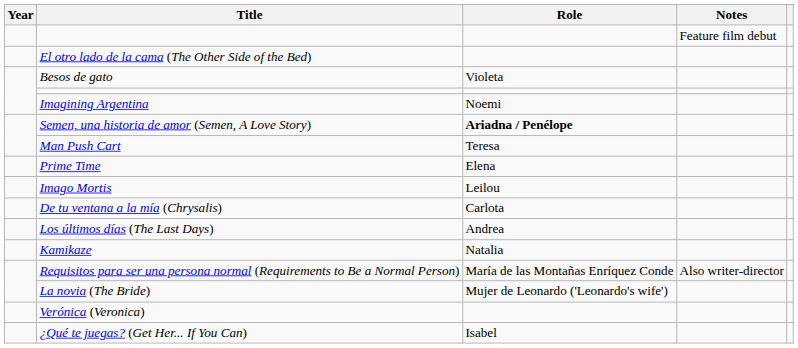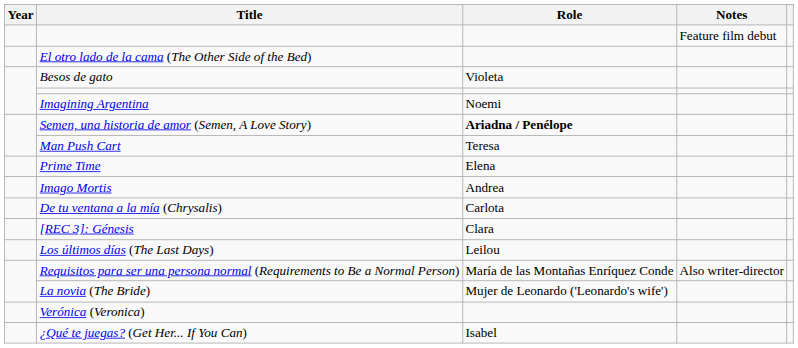(483, 187) Leilou -> (485, 187) Andrea
+ row: (87, 229)
(485, 229) Andrea -> (483, 249) Leilou
- row: (66, 249)
